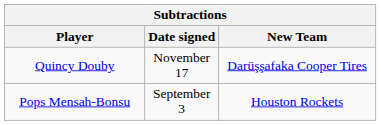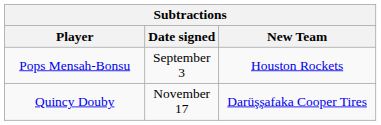rows swapped: (75, 101) <-> (75, 65)
